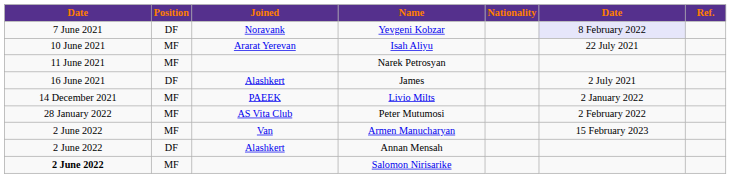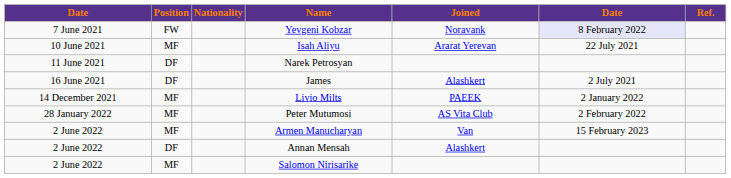columns swapped: (512, 13) <-> (265, 13)
(171, 30) DF -> (171, 30) FW
(171, 63) MF -> (171, 63) DF
(78, 165) bold -> (78, 165) normal
